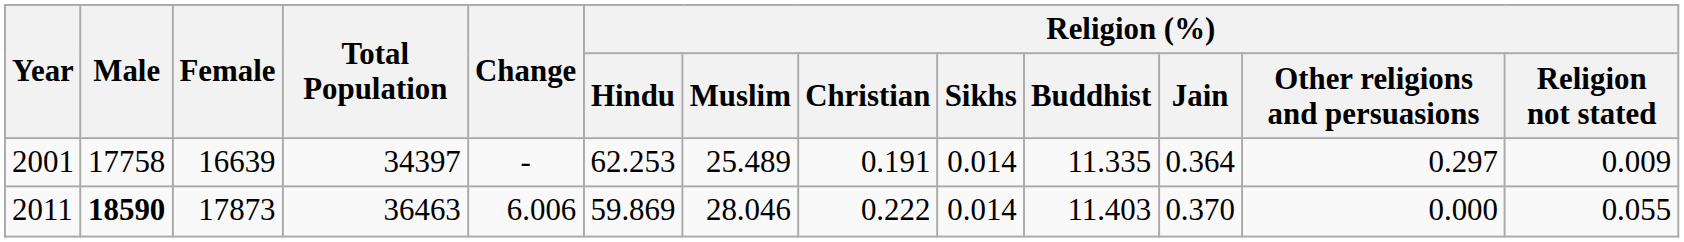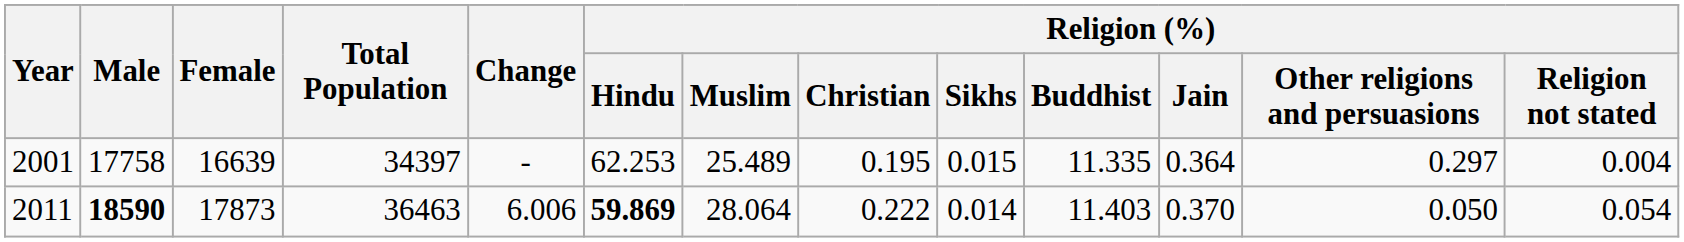(896, 161) 0.191 -> (896, 161) 0.195
(982, 161) 0.014 -> (982, 161) 0.015
(1636, 161) 0.009 -> (1636, 161) 0.004
(633, 210) normal -> (633, 210) bold
(748, 210) 28.046 -> (748, 210) 28.064
(1463, 210) 0.000 -> (1463, 210) 0.050
(1636, 210) 0.055 -> (1636, 210) 0.054
